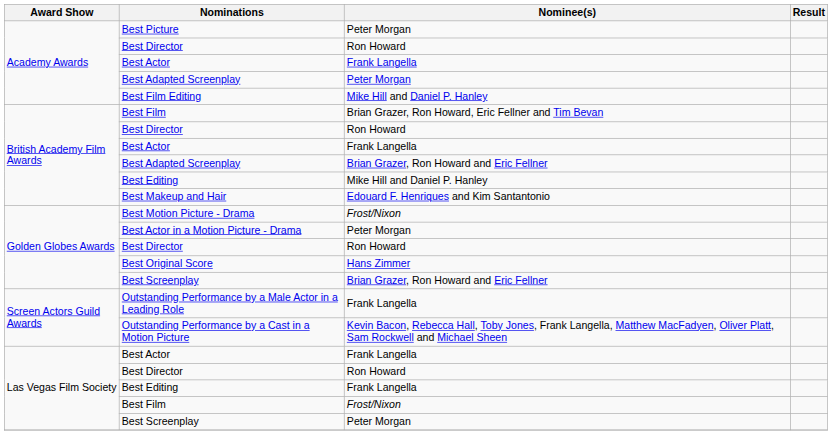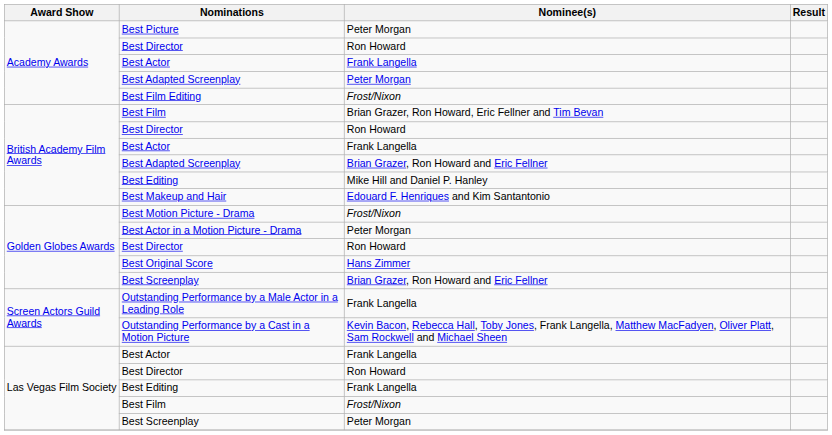(417, 96) Mike Hill and Daniel P. Hanley -> (374, 96) Frost/Nixon
